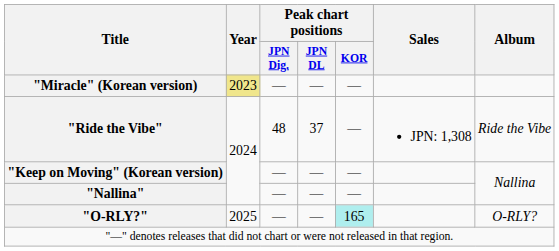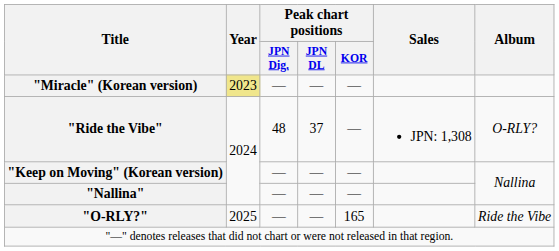(515, 129) Ride the Vibe -> (515, 129) O-RLY?
(354, 216) paleturquoise background -> (354, 216) no background
(515, 216) O-RLY? -> (515, 216) Ride the Vibe
